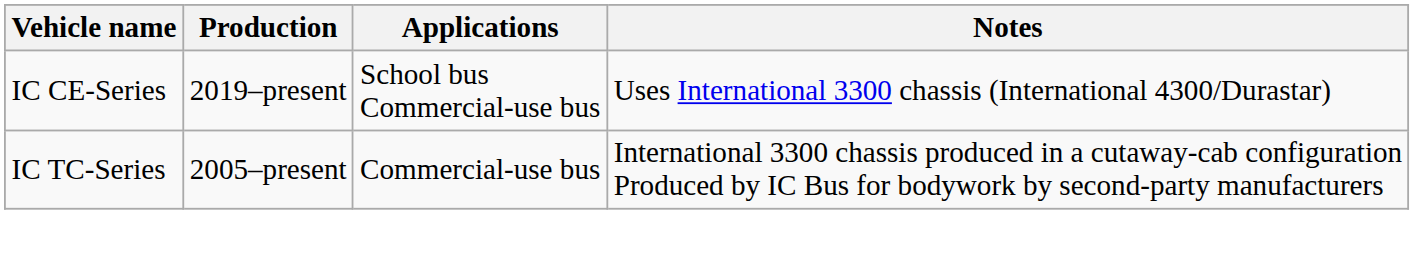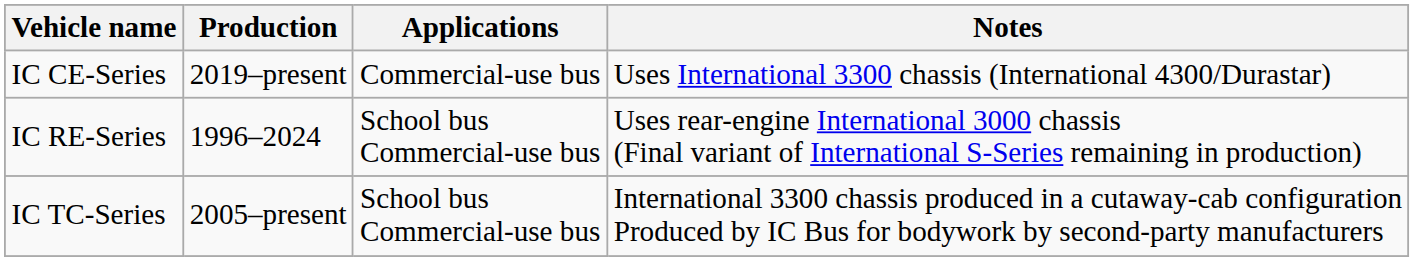(480, 90) School bus Commercial-use bus -> (480, 73) Commercial-use bus
+ row: (89, 136)
(480, 169) Commercial-use bus -> (480, 215) School bus Commercial-use bus
